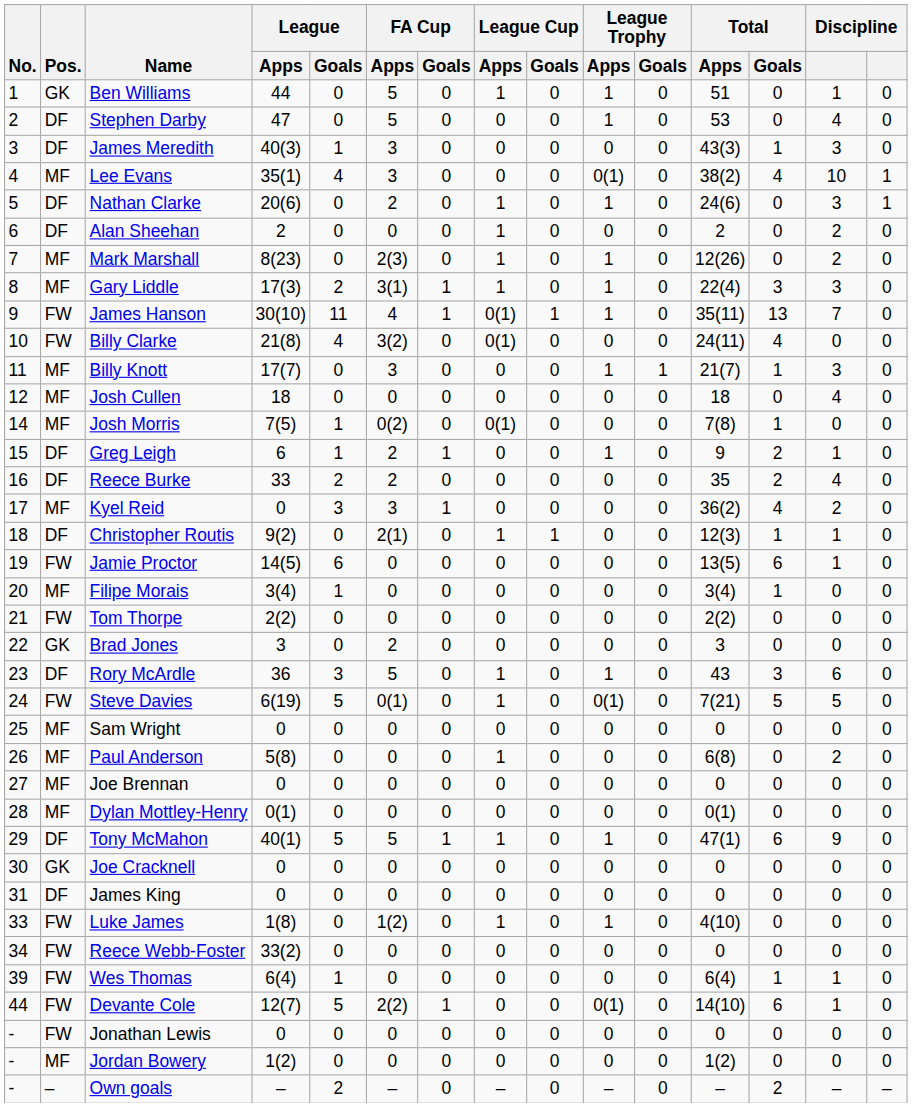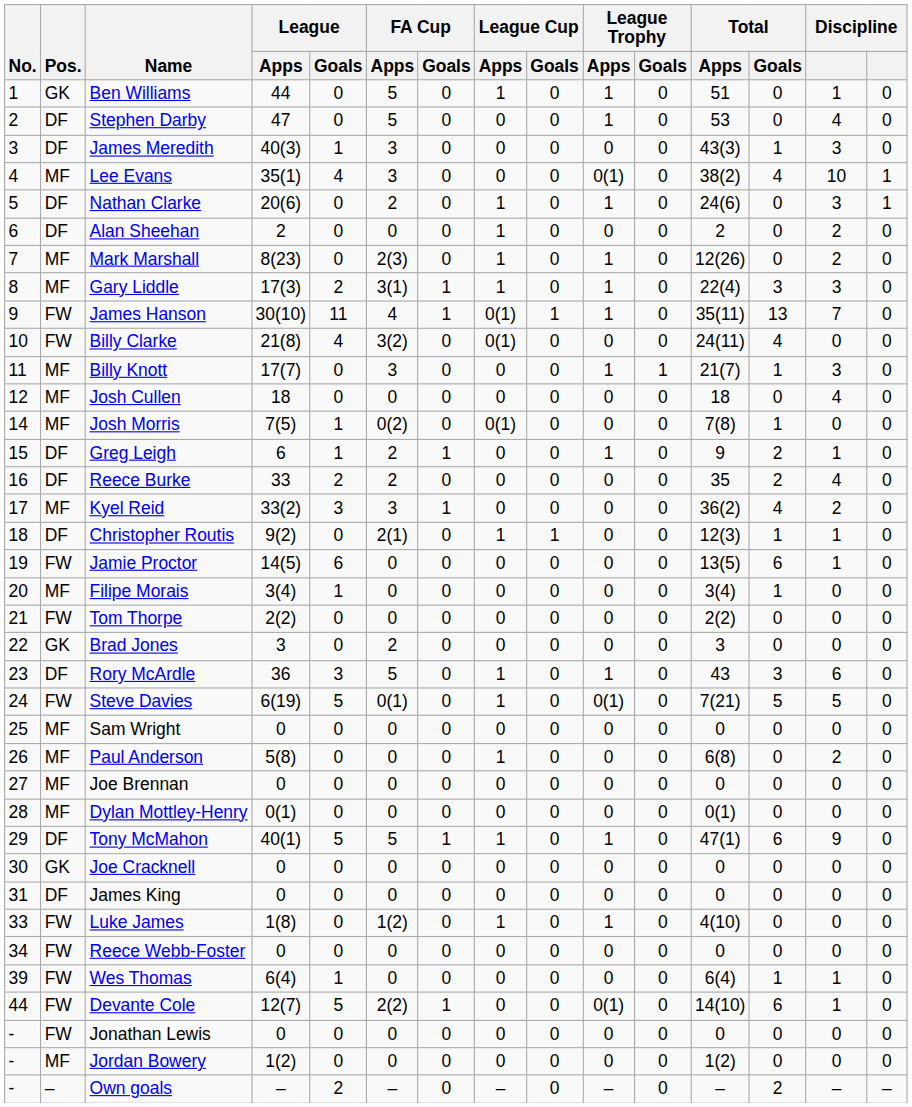(281, 508) 0 -> (281, 508) 33(2)
(281, 950) 33(2) -> (281, 950) 0
